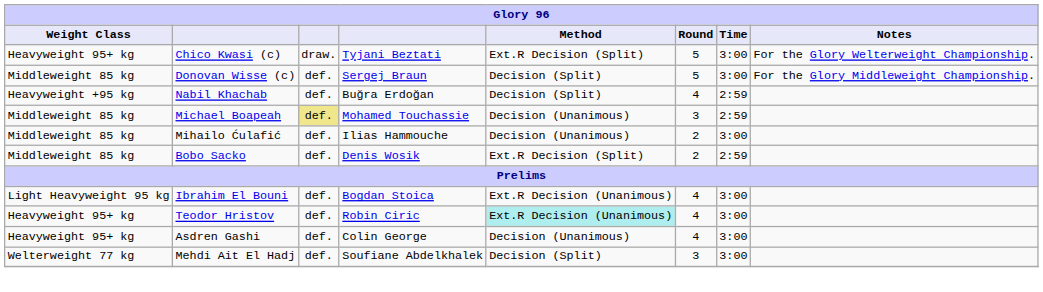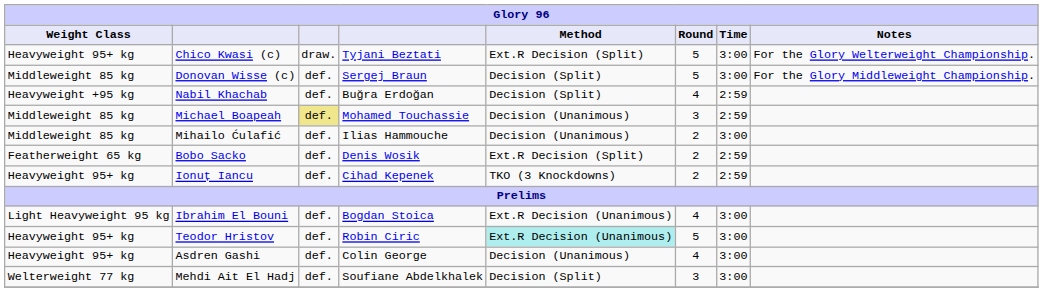(71, 156) Middleweight 85 kg -> (75, 156) Featherweight 65 kg
+ row: (214, 176)
(696, 216) 4 -> (696, 237) 5
